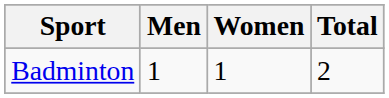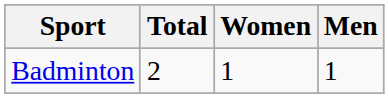columns swapped: (174, 26) <-> (347, 26)
